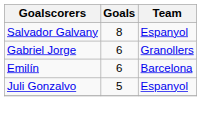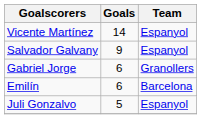+ row: (50, 31)
(119, 31) 8 -> (119, 50) 9
